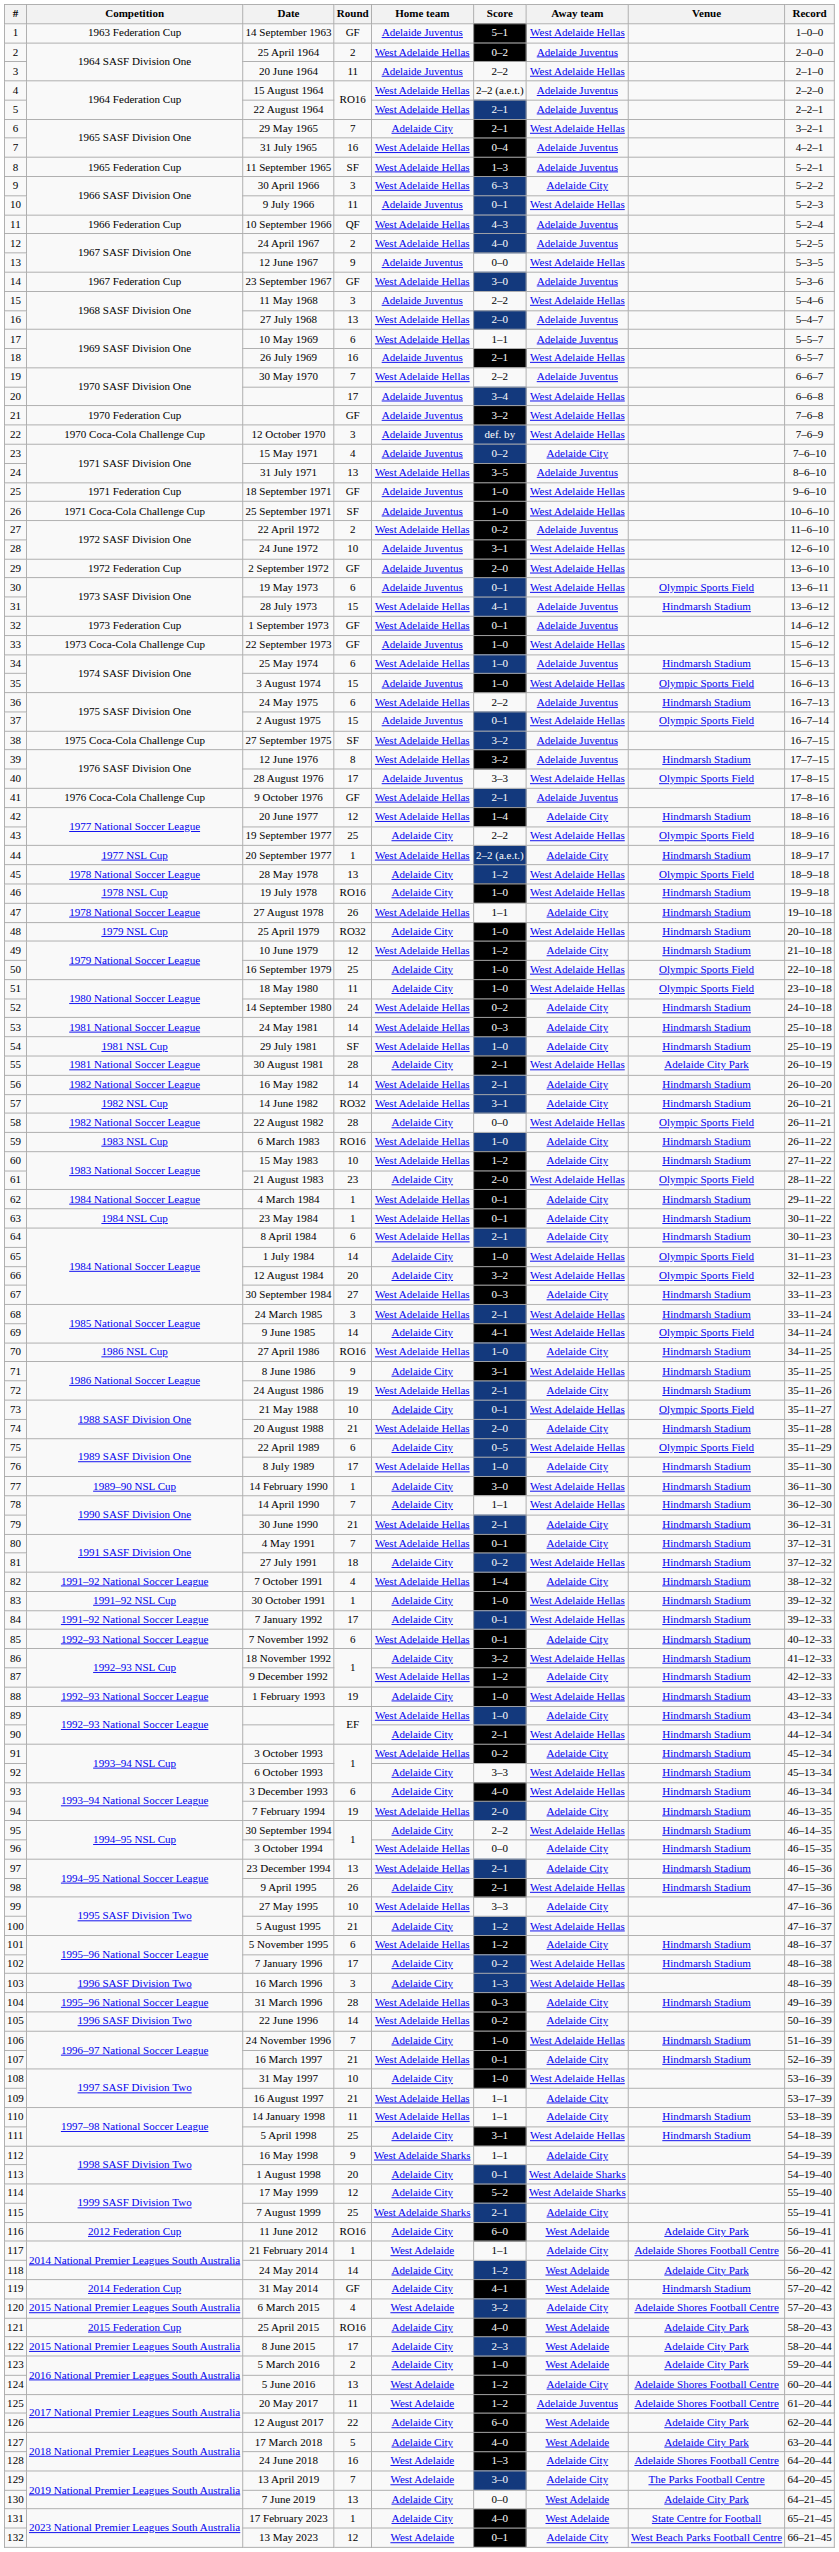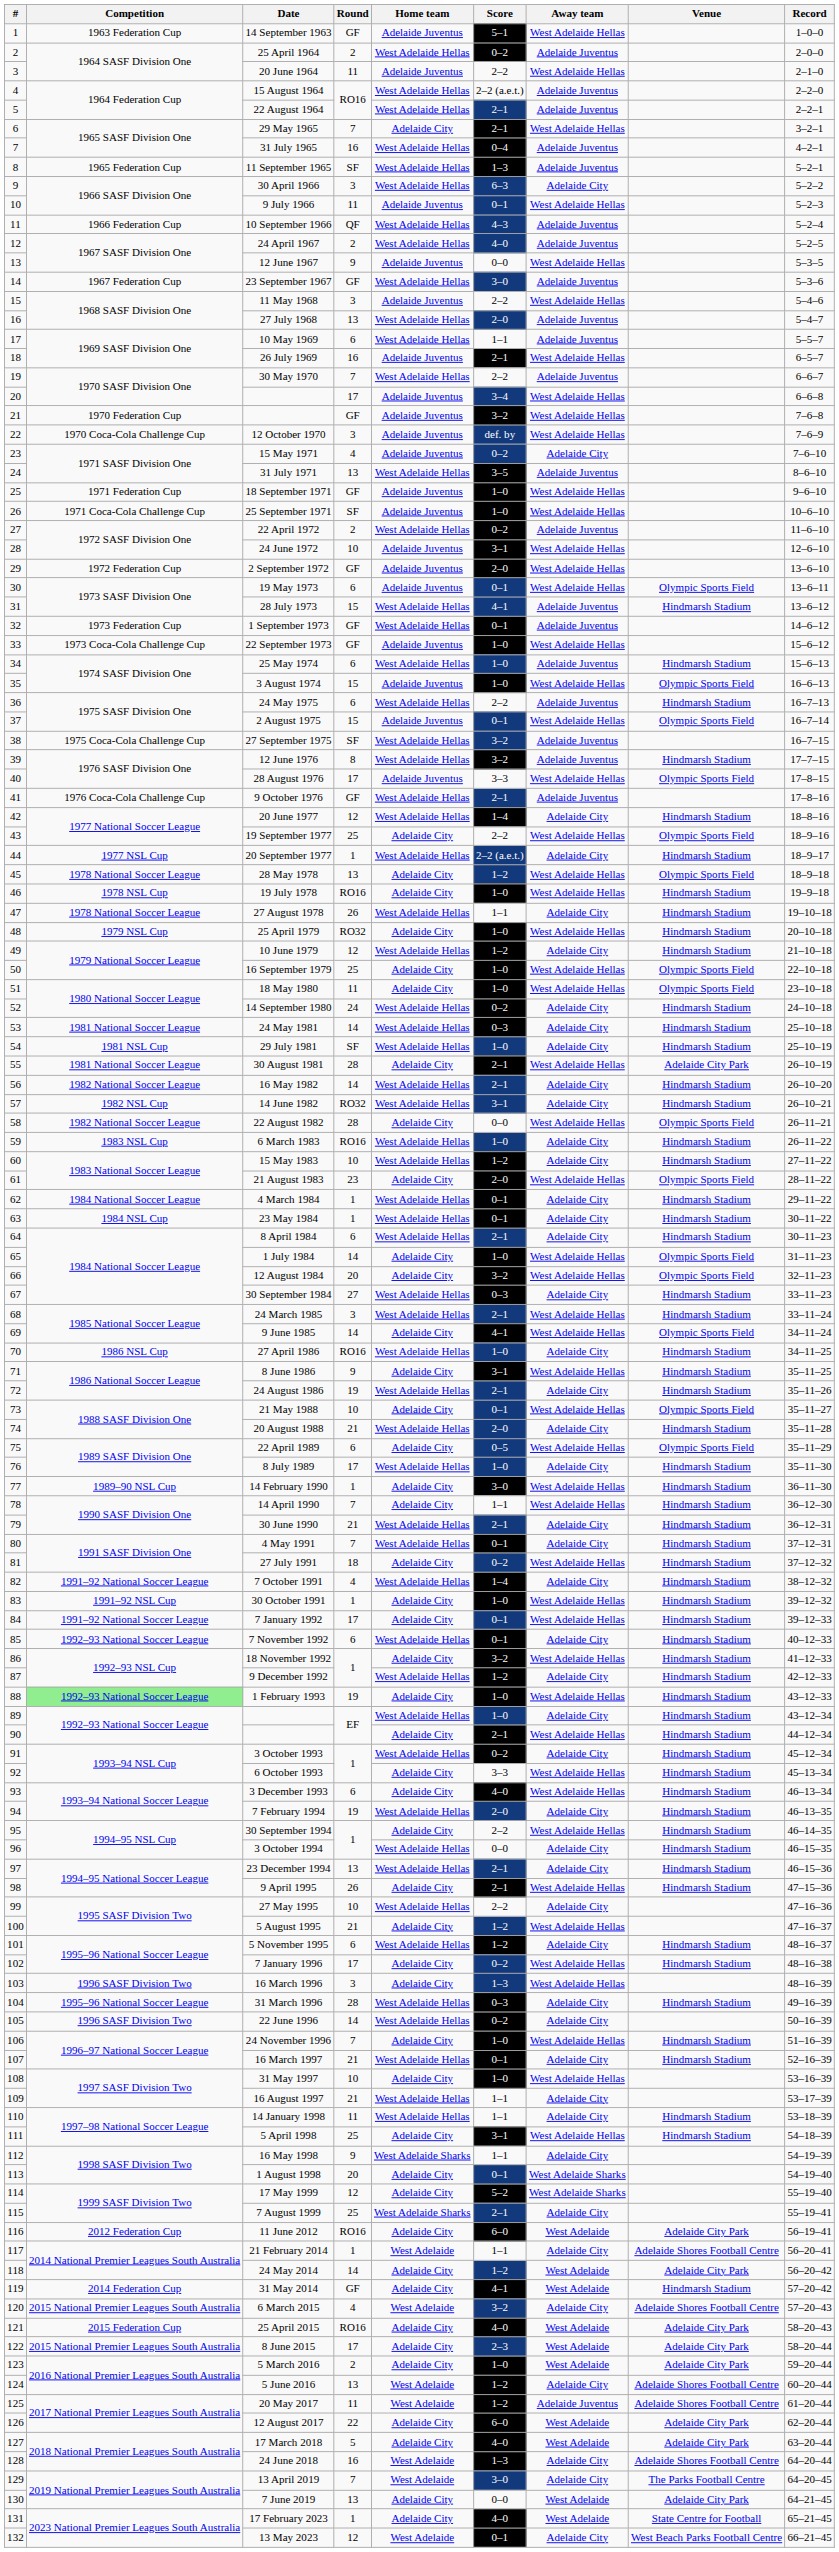(135, 1696) no background -> (135, 1696) lightgreen background
(500, 1906) 3–3 -> (500, 1906) 2–2
